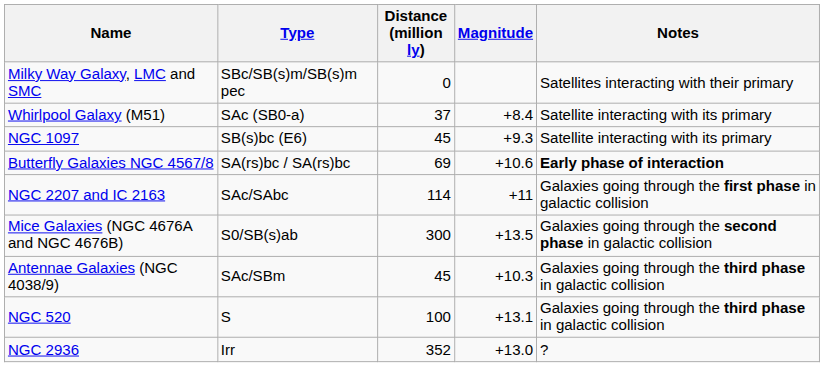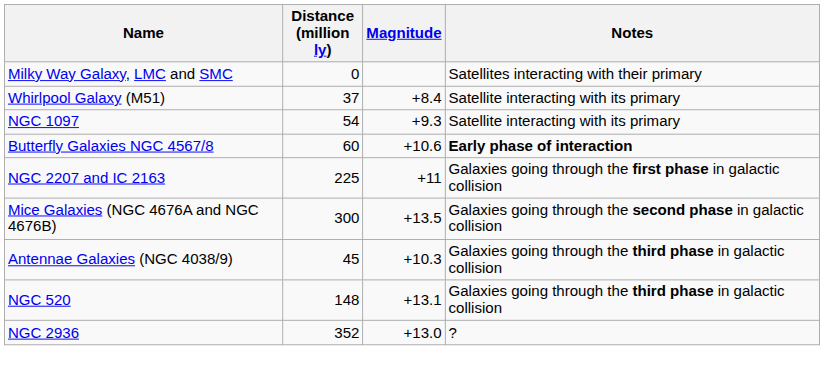- column: (297, 33)
(443, 138) 45 -> (351, 121) 54
(443, 162) 69 -> (351, 145) 60
(439, 194) 114 -> (347, 177) 225
(438, 317) 100 -> (347, 300) 148
